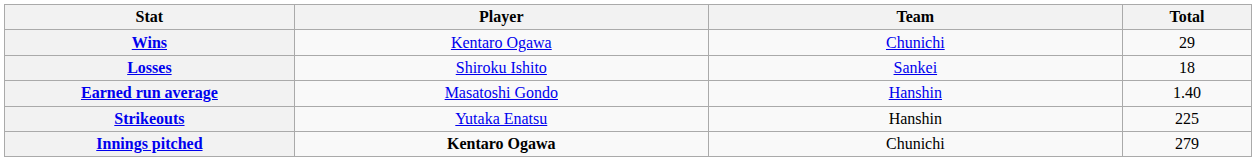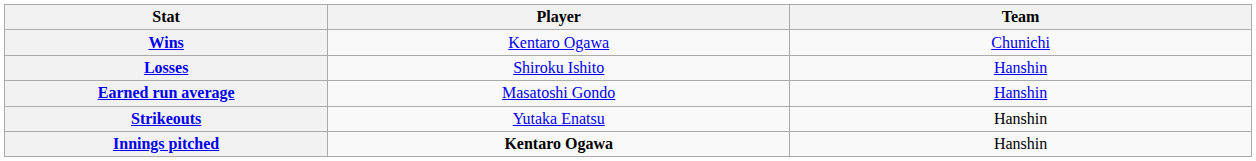- column: (1187, 17)
(915, 67) Sankei -> (1021, 67) Hanshin
(915, 144) Chunichi -> (1021, 144) Hanshin
